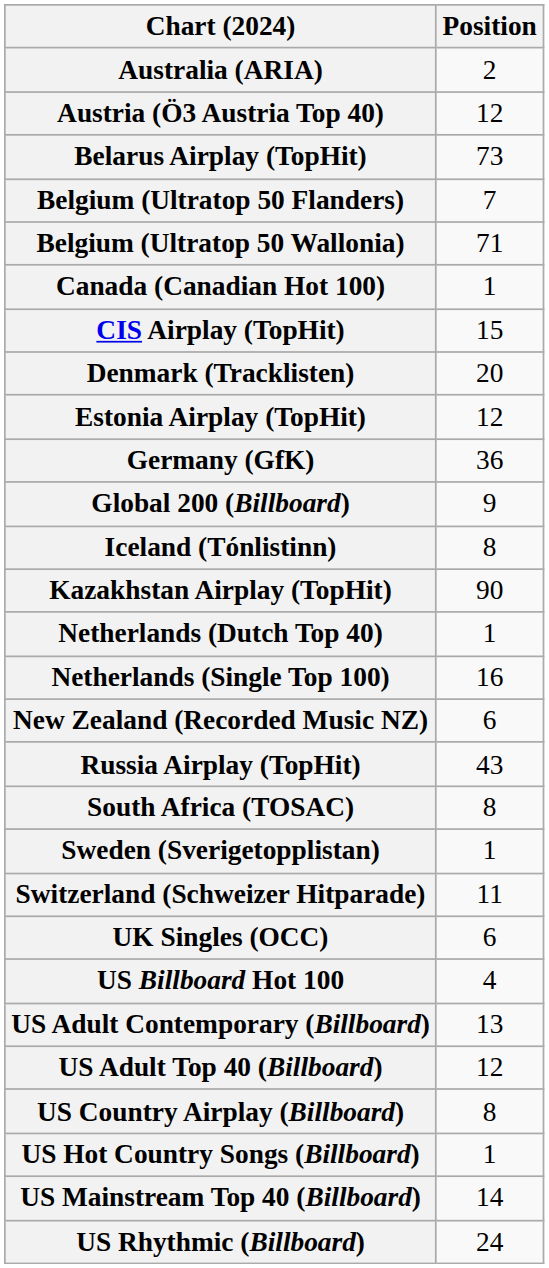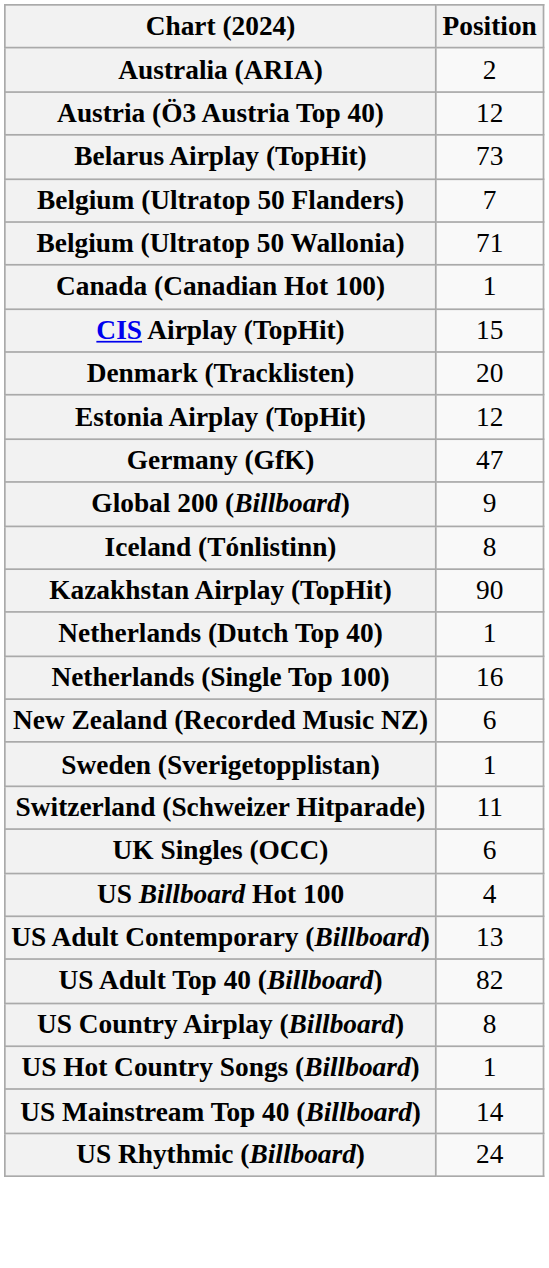(490, 460) 36 -> (490, 460) 47
- row: (221, 763)
- row: (221, 807)
(490, 1067) 12 -> (490, 980) 82
